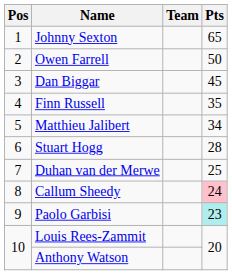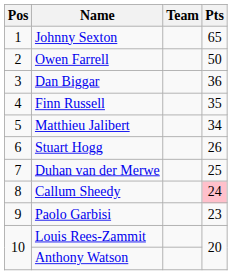(215, 81) 45 -> (215, 81) 36
(215, 147) 28 -> (215, 147) 26
(215, 214) paleturquoise background -> (215, 214) no background
